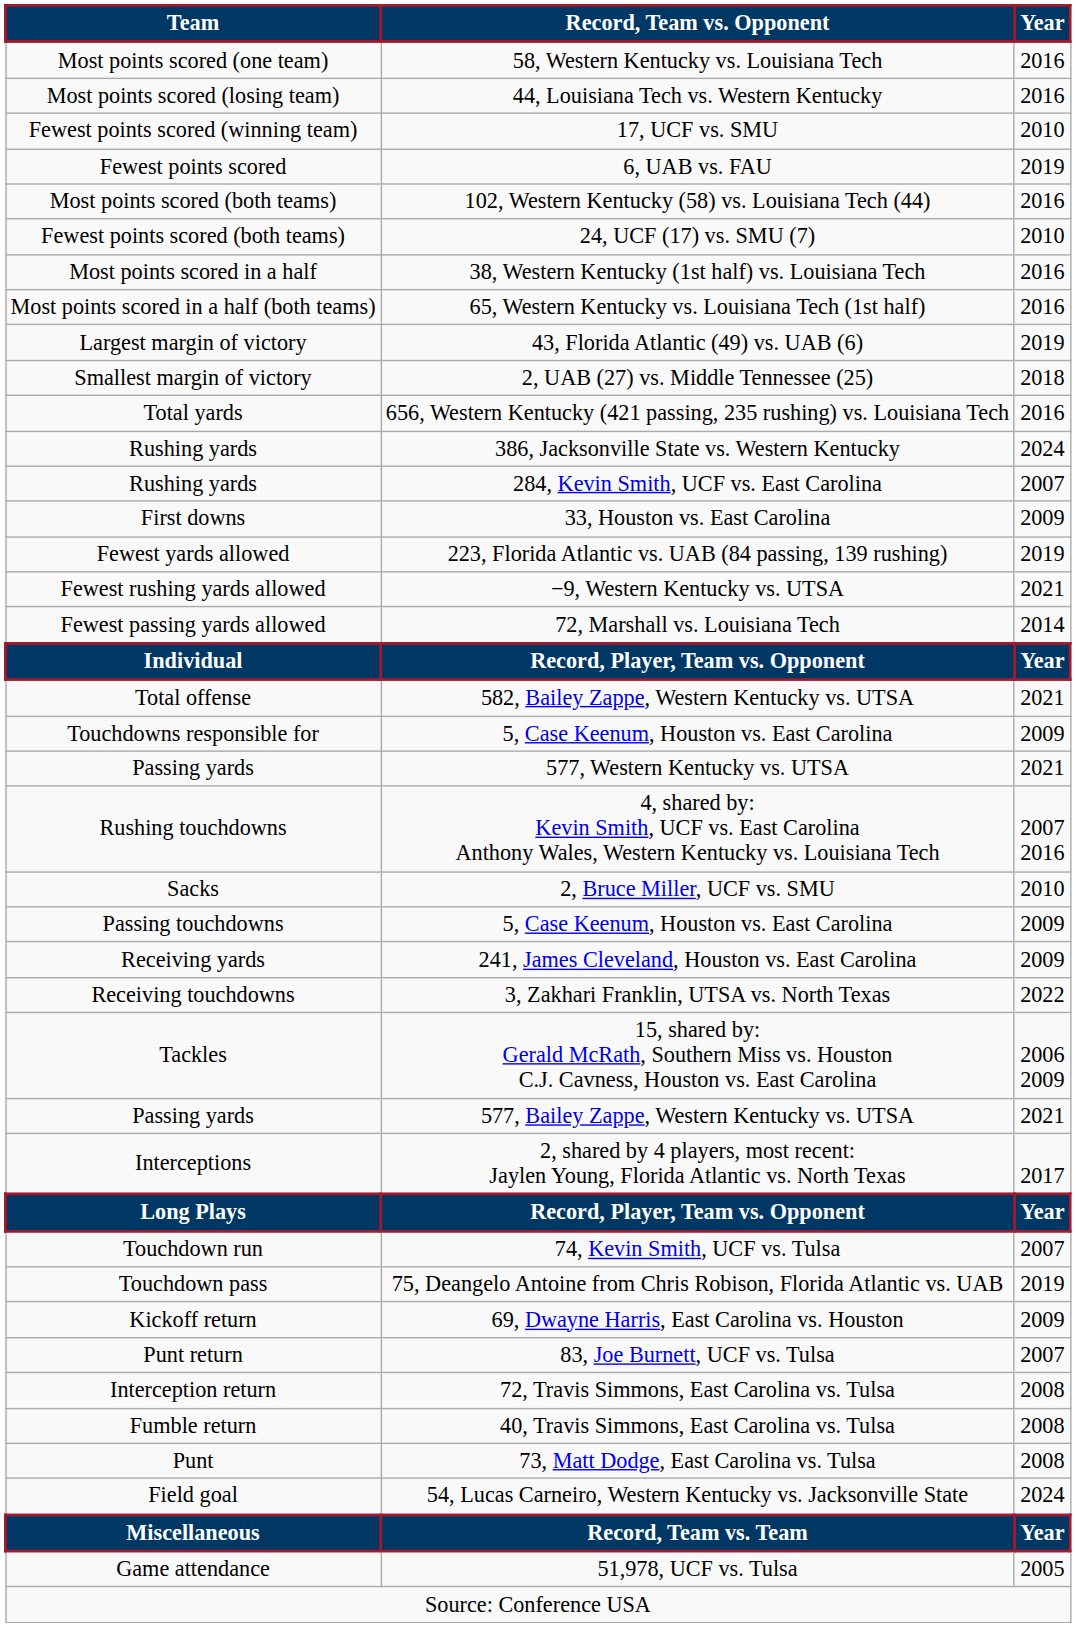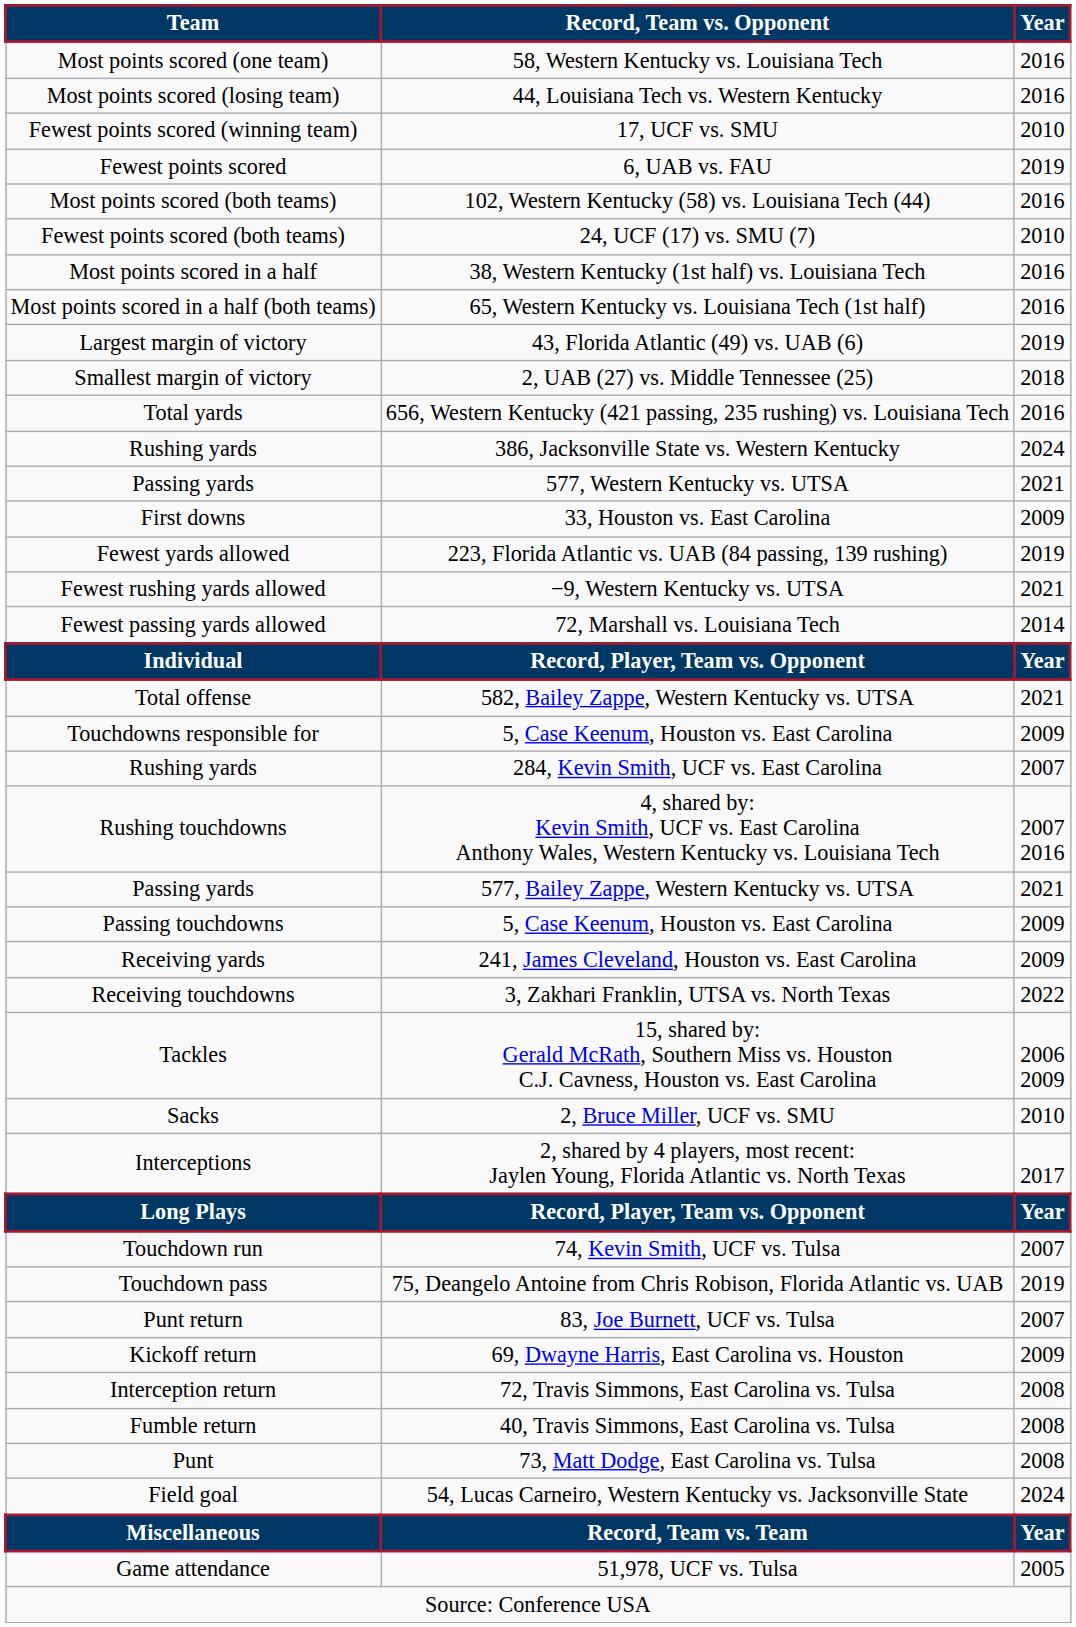rows swapped: (193, 768) <-> (193, 483)
rows swapped: (193, 1115) <-> (193, 888)
rows swapped: (193, 1319) <-> (193, 1354)
